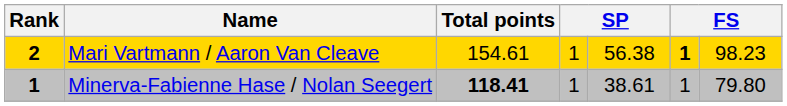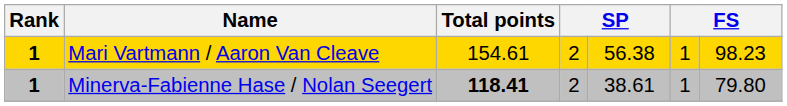(34, 52) 2 -> (34, 52) 1
(574, 52) 1 -> (574, 52) 2
(685, 52) bold -> (685, 52) normal
(574, 85) 1 -> (574, 85) 2
